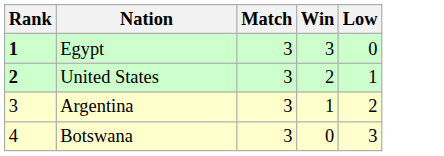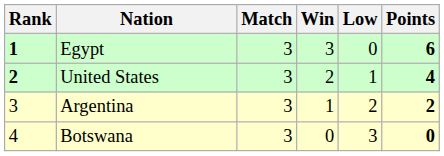+ column: (411, 19)
